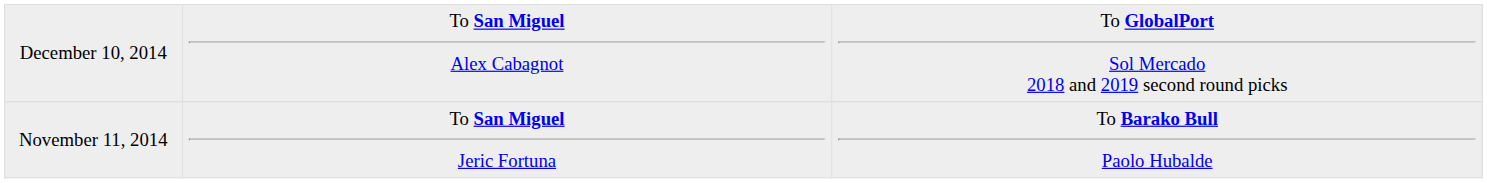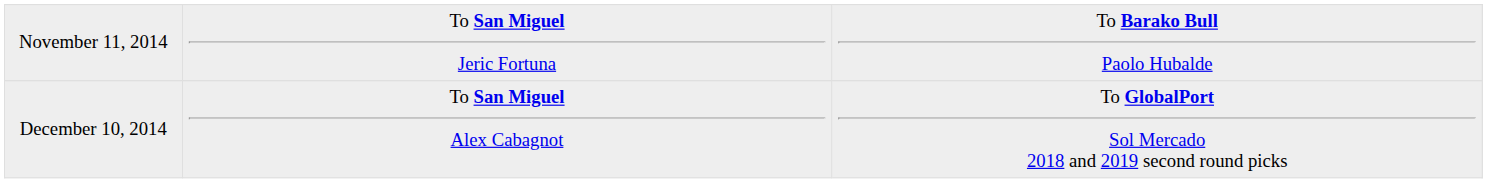rows swapped: (93, 139) <-> (93, 53)
